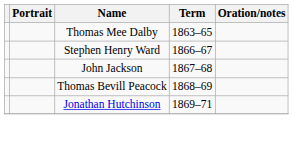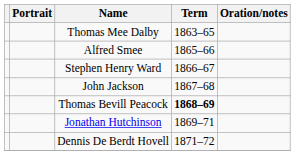+ row: (113, 50)
(192, 86) normal -> (194, 104) bold
+ row: (113, 141)
